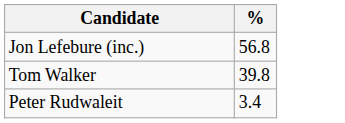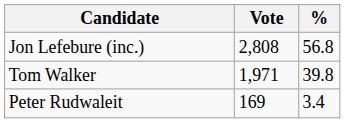+ column: (267, 18)
